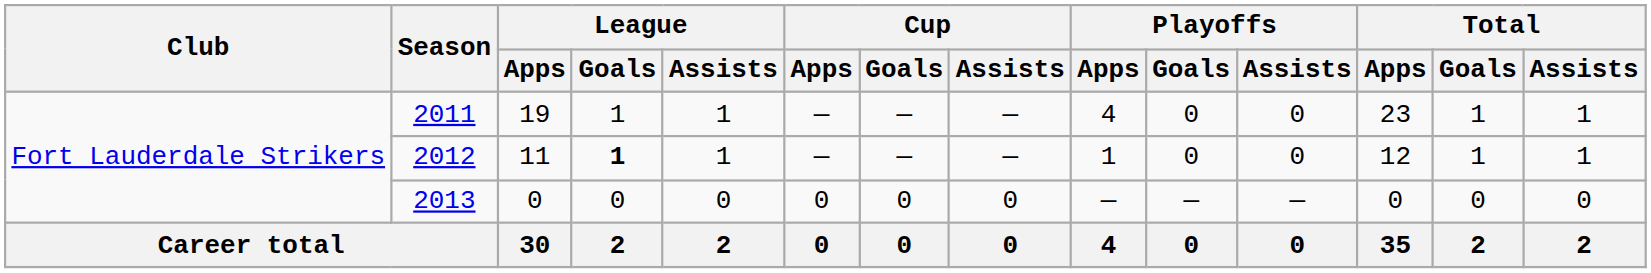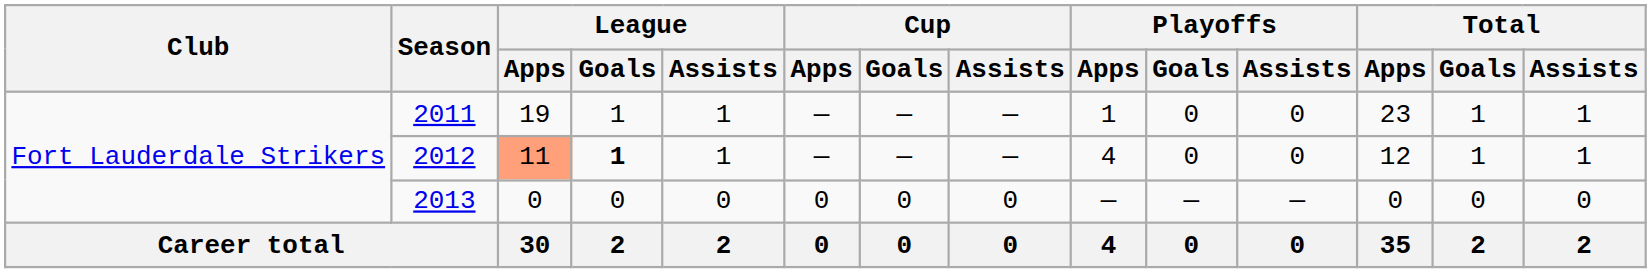(1109, 114) 4 -> (1109, 114) 1
(535, 158) no background -> (535, 158) lightsalmon background
(1109, 158) 1 -> (1109, 158) 4
